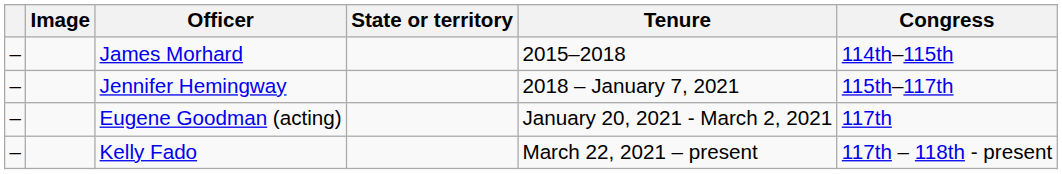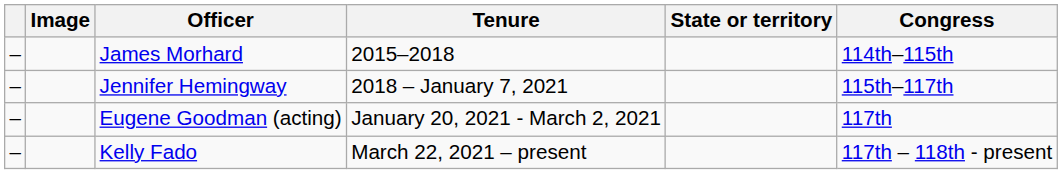columns swapped: (432, 20) <-> (677, 20)
